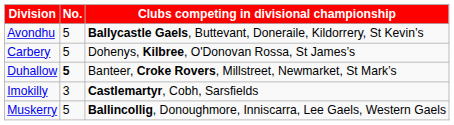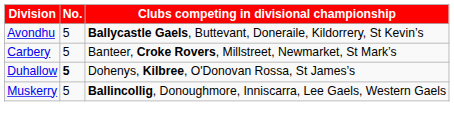(222, 52) Dohenys, Kilbree, O'Donovan Rossa, St James’s -> (242, 52) Banteer, Croke Rovers, Millstreet, Newmarket, St Mark’s
(242, 71) Banteer, Croke Rovers, Millstreet, Newmarket, St Mark’s -> (222, 71) Dohenys, Kilbree, O'Donovan Rossa, St James’s
- row: (27, 91)
